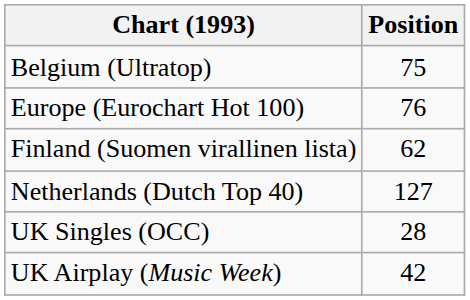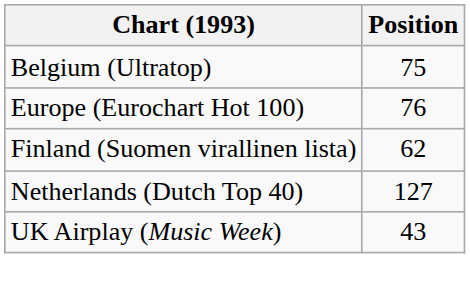- row: (110, 231)
(413, 273) 42 -> (413, 231) 43
